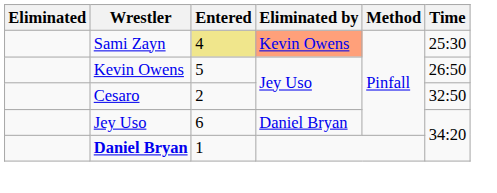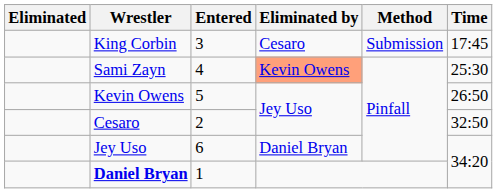+ row: (135, 43)
(199, 43) khaki background -> (199, 69) no background
